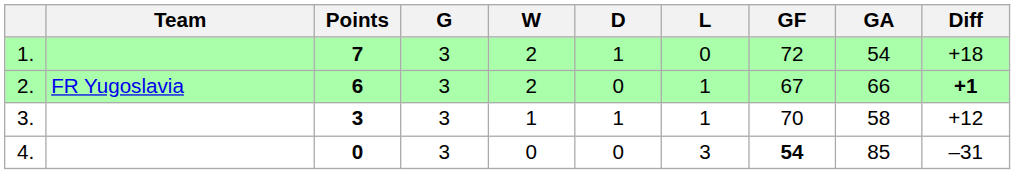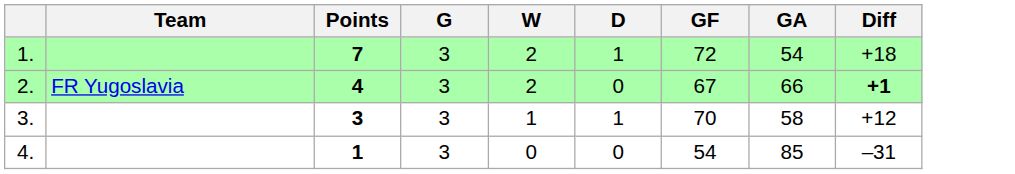- column: (705, 20)
(357, 86) 6 -> (357, 86) 4
(357, 151) 0 -> (357, 151) 1
(792, 151) bold -> (705, 151) normal
